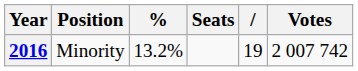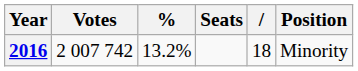columns swapped: (310, 19) <-> (90, 19)
(253, 50) 19 -> (261, 50) 18
